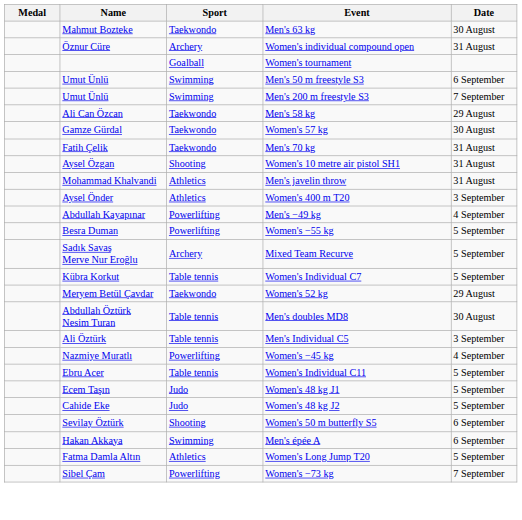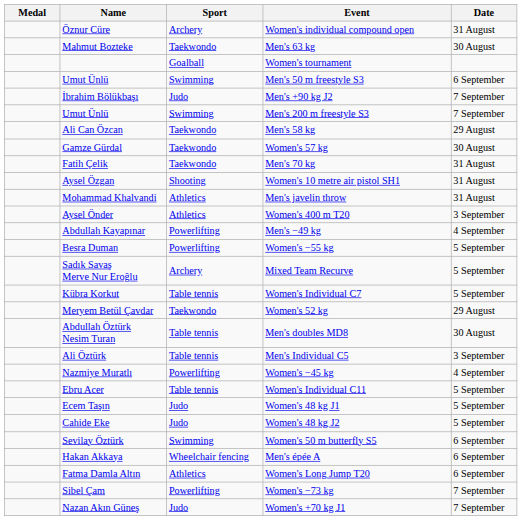rows swapped: (290, 29) <-> (340, 46)
+ row: (299, 97)
(187, 423) Shooting -> (191, 440) Swimming
(191, 440) Swimming -> (209, 457) Wheelchair fencing
(479, 457) 5 September -> (479, 473) 6 September
+ row: (305, 507)
